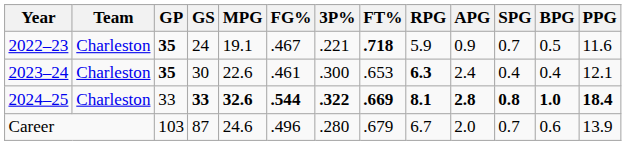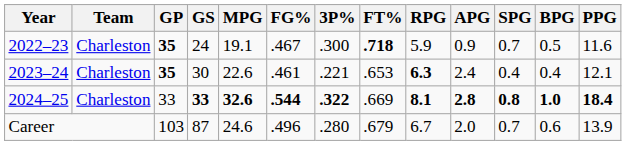(334, 45) .221 -> (334, 45) .300
(334, 72) .300 -> (334, 72) .221
(378, 99) bold -> (378, 99) normal
